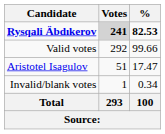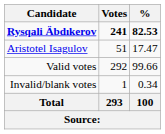(119, 31) lightgrey background -> (119, 31) no background
rows swapped: (47, 66) <-> (71, 48)
